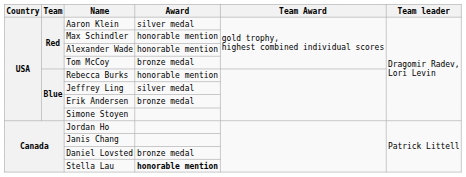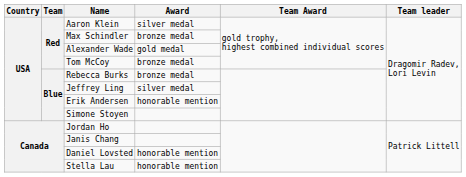(177, 37) honorable mention -> (166, 37) bronze medal
(177, 50) honorable mention -> (161, 50) gold medal
(177, 75) honorable mention -> (166, 75) bronze medal
(166, 101) bronze medal -> (177, 101) honorable mention
(166, 153) bronze medal -> (177, 153) honorable mention
(177, 166) bold -> (177, 166) normal
